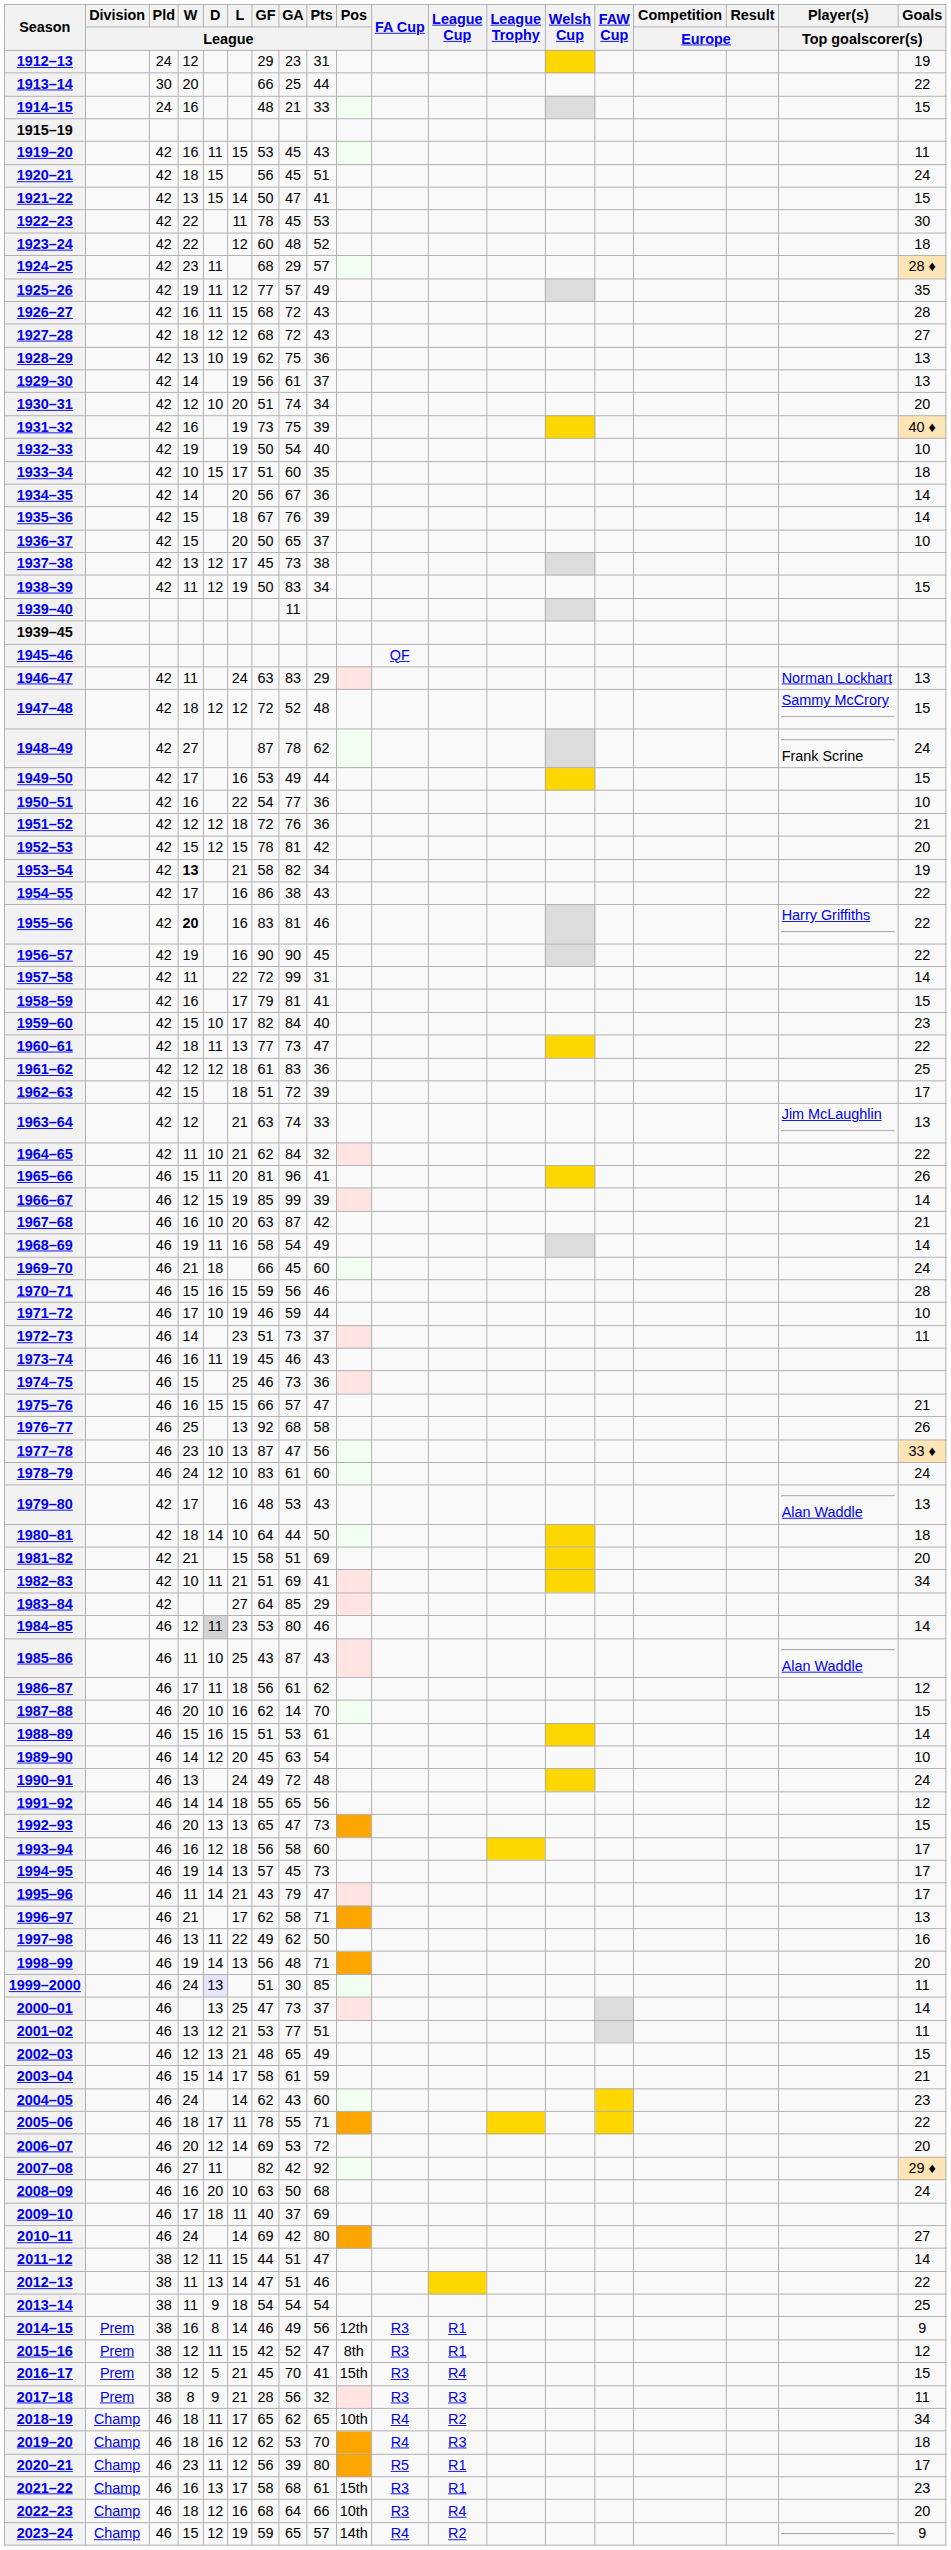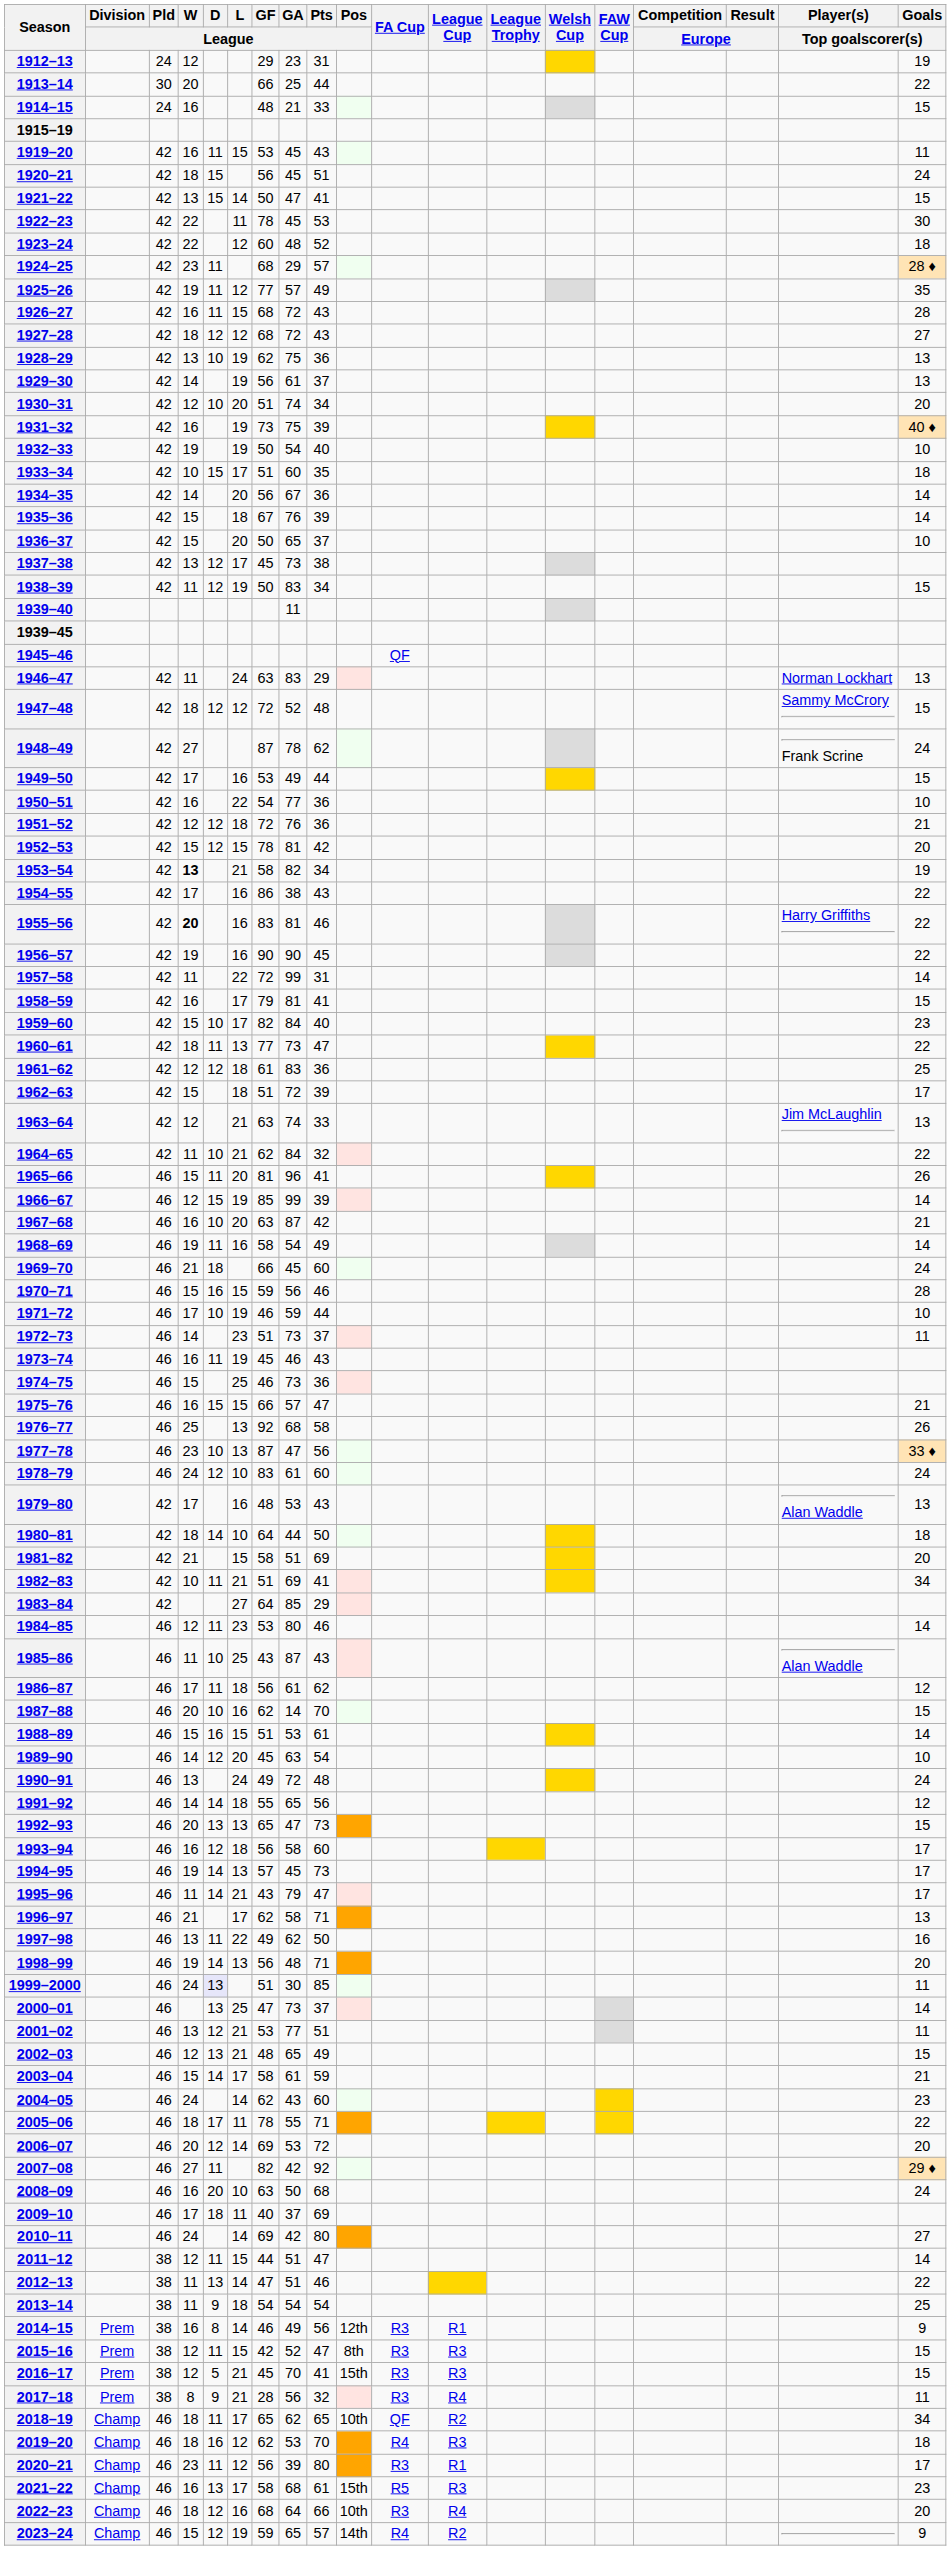(215, 1627) lightgrey background -> (215, 1627) no background
(457, 2351) R1 -> (457, 2351) R3
(922, 2351) 12 -> (922, 2351) 15
(457, 2374) R4 -> (457, 2374) R3
(457, 2396) R3 -> (457, 2396) R4
(400, 2419) R4 -> (400, 2419) QF
(400, 2465) R5 -> (400, 2465) R3
(400, 2488) R3 -> (400, 2488) R5
(457, 2488) R1 -> (457, 2488) R3
